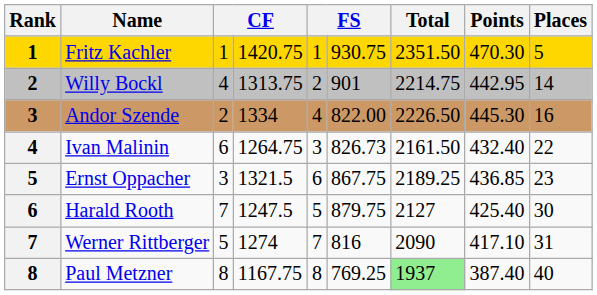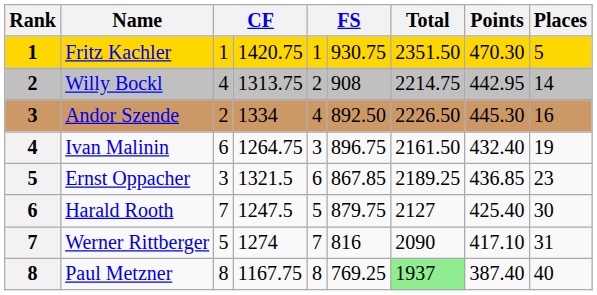(346, 83) 901 -> (346, 83) 908
(359, 115) 822.00 -> (359, 115) 892.50
(359, 147) 826.73 -> (359, 147) 896.75
(544, 147) 22 -> (544, 147) 19
(359, 178) 867.75 -> (359, 178) 867.85
